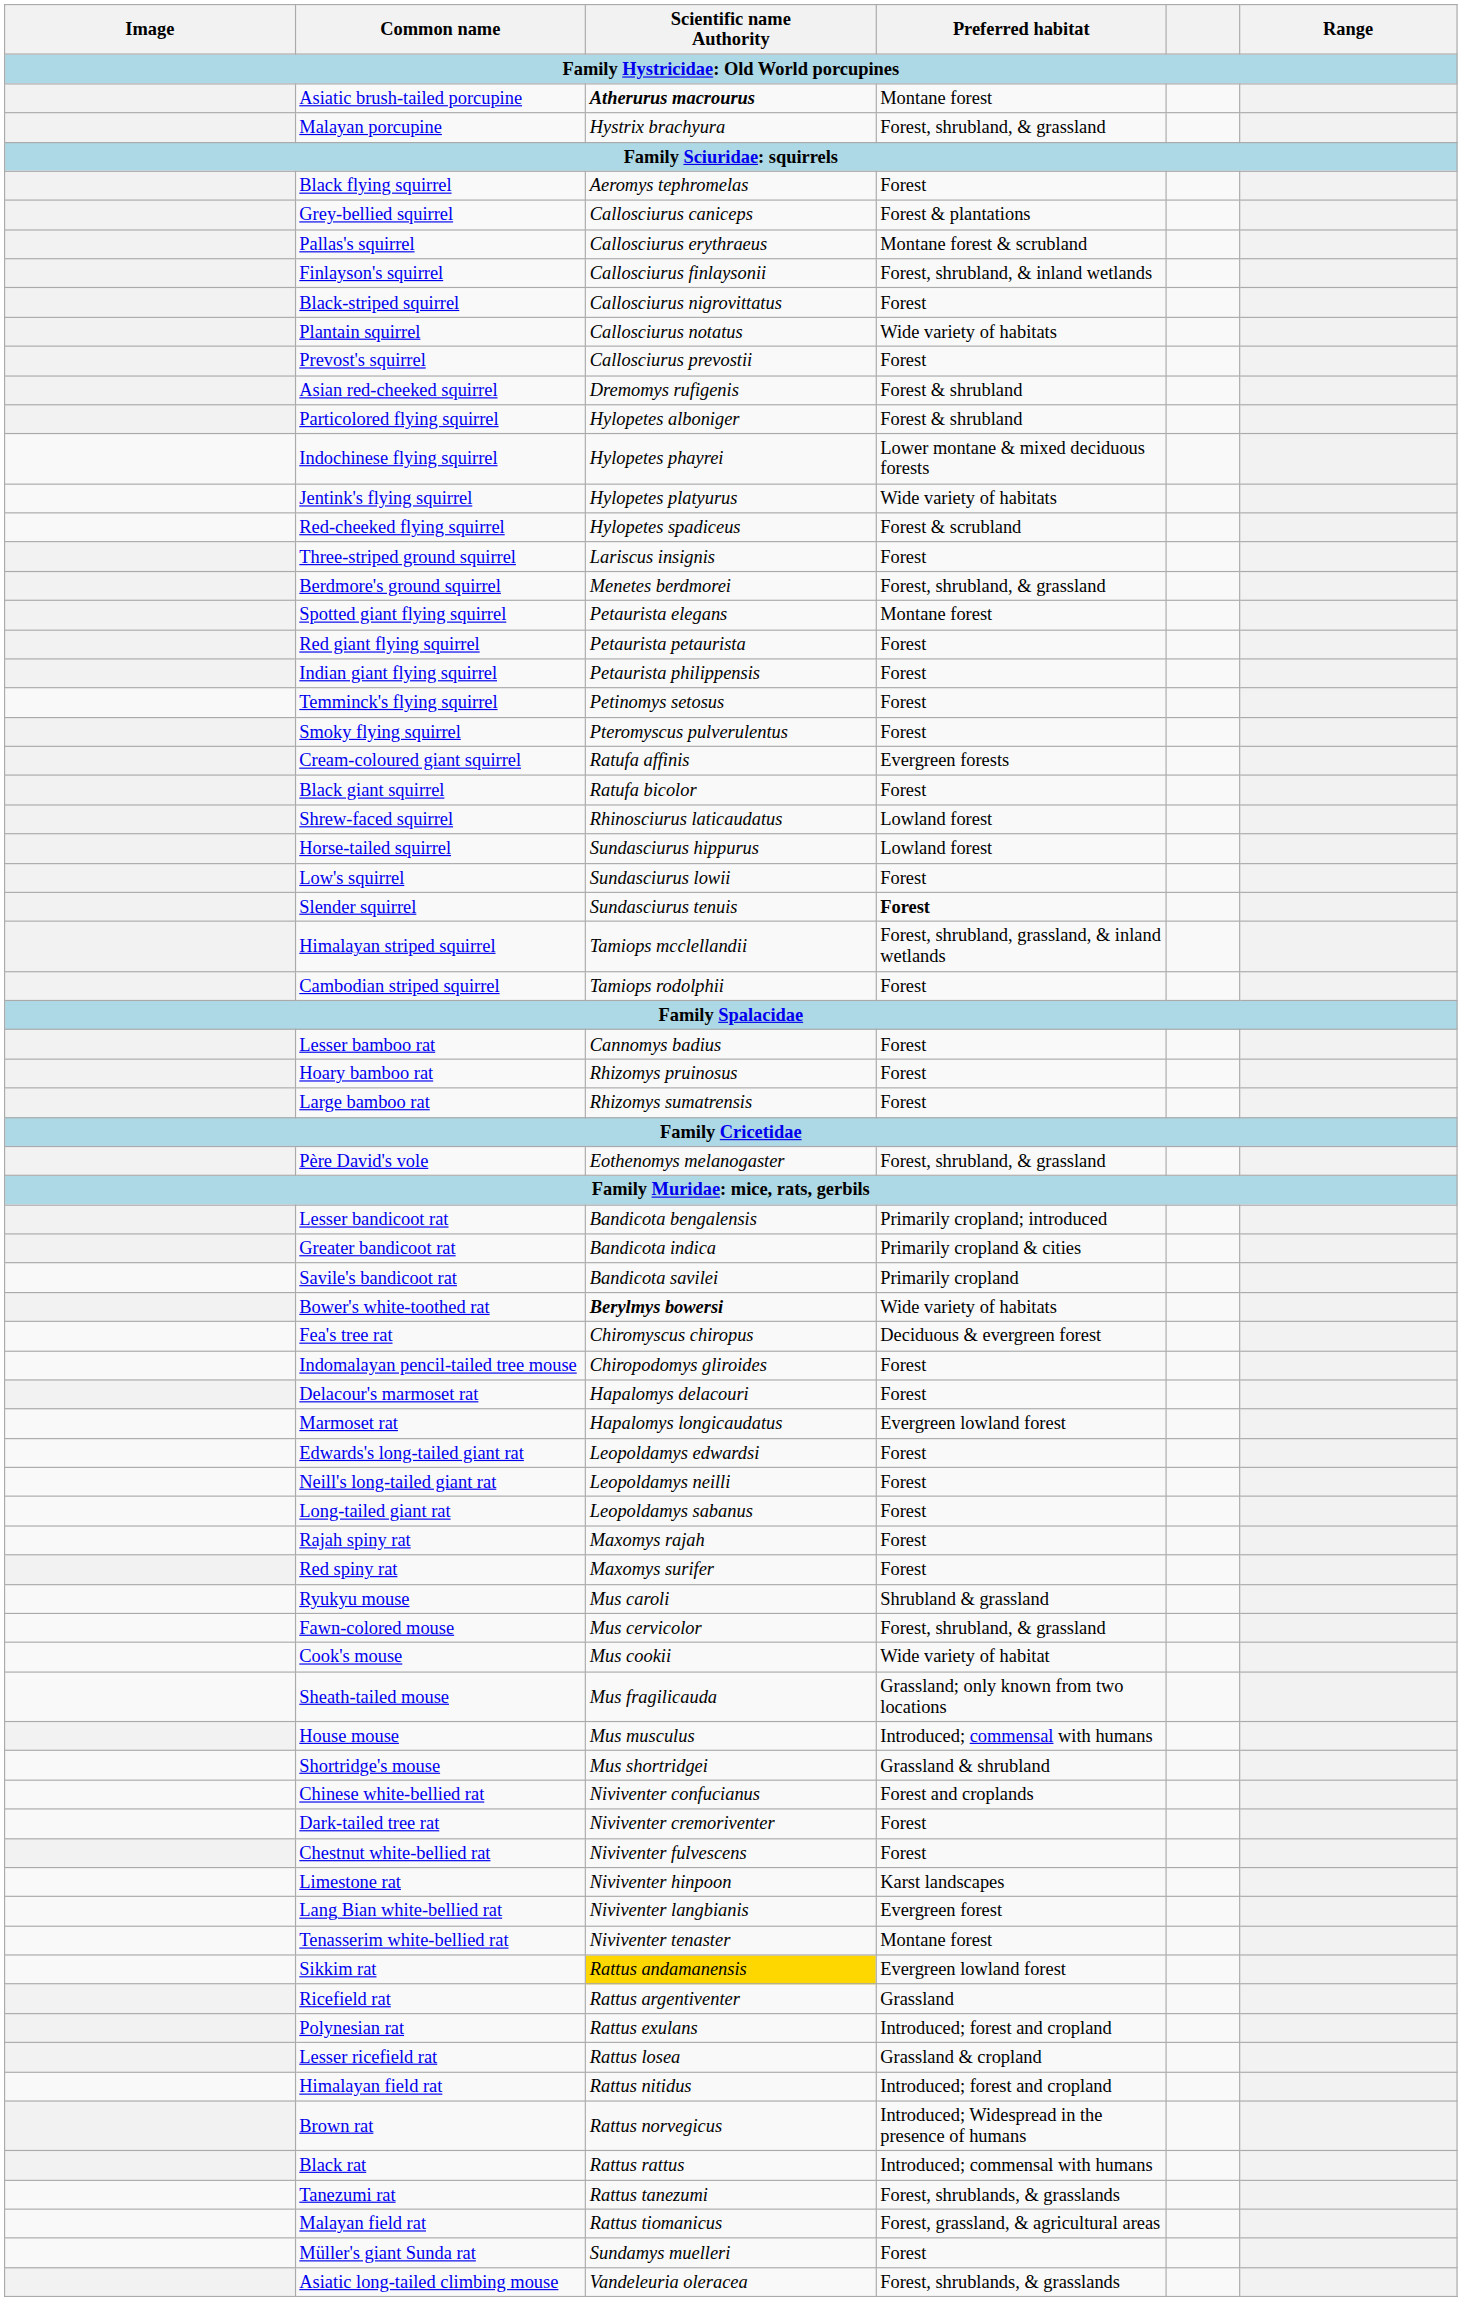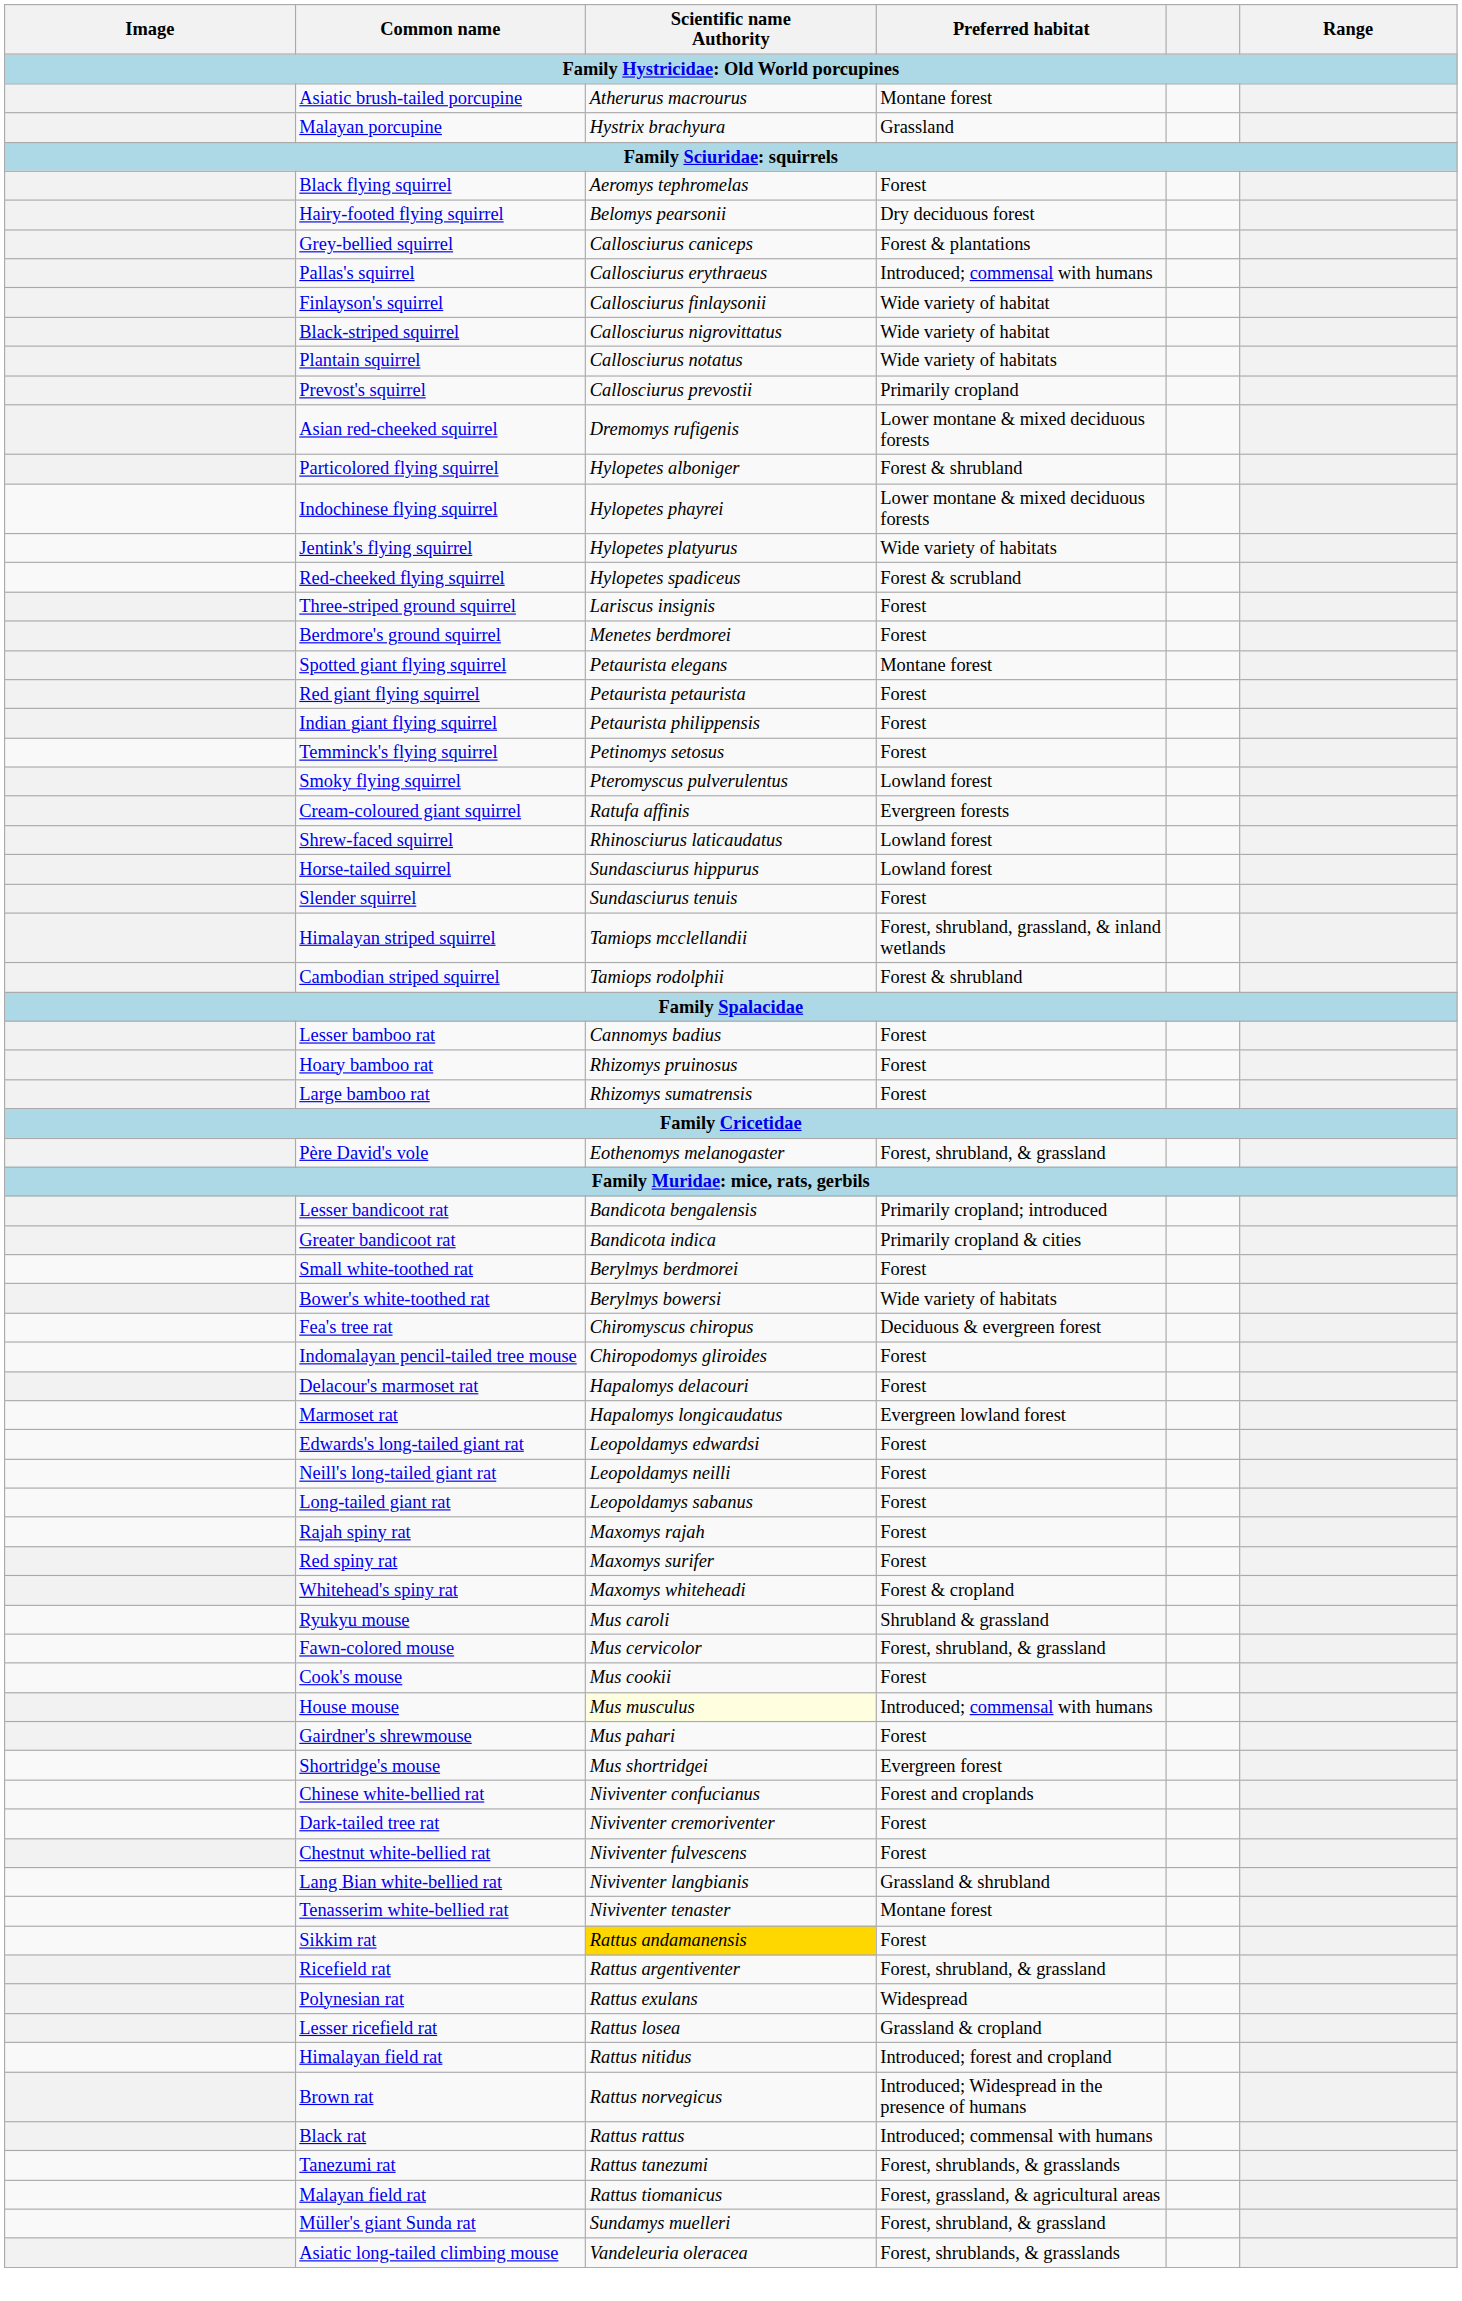(672, 98) bold -> (668, 98) normal
(993, 127) Forest, shrubland, & grassland -> (917, 127) Grassland
+ row: (401, 214)
(984, 244) Montane forest & scrubland -> (1016, 273) Introduced; commensal with humans
(1016, 273) Forest, shrubland, & inland wetlands -> (965, 302) Wide variety of habitat
(903, 302) Forest -> (965, 331) Wide variety of habitat
(903, 360) Forest -> (950, 389) Primarily cropland
(951, 389) Forest & shrubland -> (1013, 429) Lower montane & mixed deciduous forests
(993, 585) Forest, shrubland, & grassland -> (903, 635) Forest
(903, 731) Forest -> (936, 781) Lowland forest
- row: (372, 790)
- row: (352, 877)
(905, 906) bold -> (903, 898) normal
(903, 985) Forest -> (951, 977) Forest & shrubland
- row: (378, 1277)
+ row: (386, 1269)
(656, 1306) bold -> (655, 1298) normal
+ row: (379, 1590)
(965, 1656) Wide variety of habitat -> (903, 1677) Forest
- row: (374, 1696)
(642, 1736) no background -> (642, 1706) lightyellow background
+ row: (386, 1736)
(965, 1765) Grassland & shrubland -> (941, 1765) Evergreen forest
- row: (350, 1881)
(941, 1911) Evergreen forest -> (965, 1881) Grassland & shrubland
(973, 1969) Evergreen lowland forest -> (903, 1940) Forest
(917, 1998) Grassland -> (993, 1969) Forest, shrubland, & grassland
(996, 2027) Introduced; forest and cropland -> (924, 1998) Widespread
(903, 2252) Forest -> (993, 2223) Forest, shrubland, & grassland
